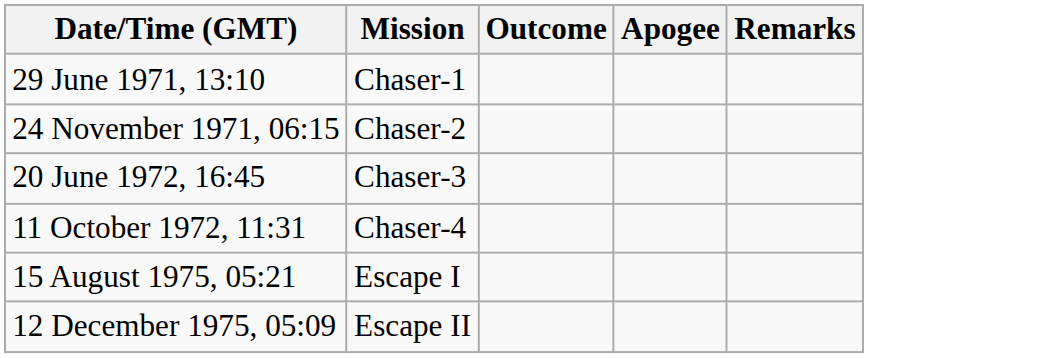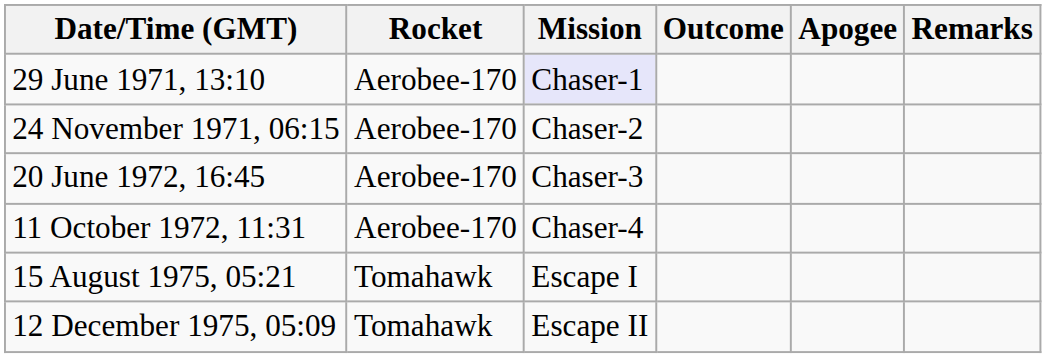+ column: (436, 29)
(410, 78) no background -> (587, 78) lavender background
